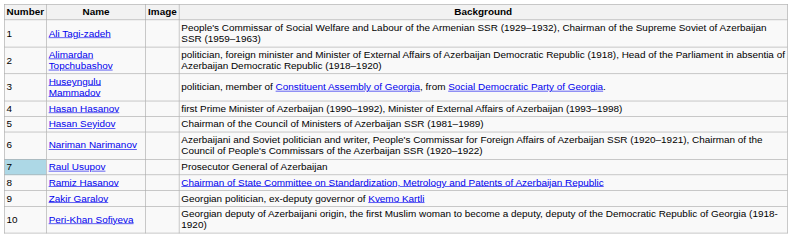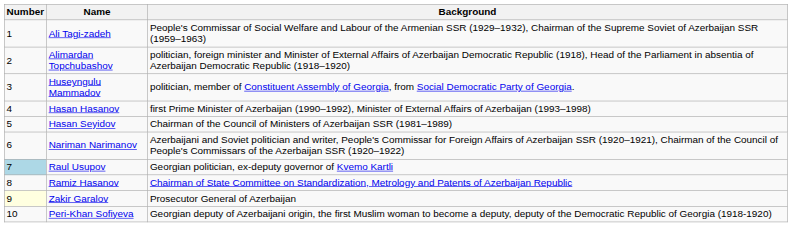- column: (162, 12)
(254, 167) Prosecutor General of Azerbaijan -> (271, 167) Georgian politician, ex-deputy governor of Kvemo Kartli
(9, 198) no background -> (9, 198) lightyellow background
(303, 198) Georgian politician, ex-deputy governor of Kvemo Kartli -> (223, 198) Prosecutor General of Azerbaijan
